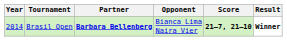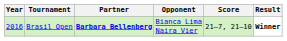(14, 26) 2014 -> (14, 26) 2016
(229, 26) bold -> (229, 26) normal
